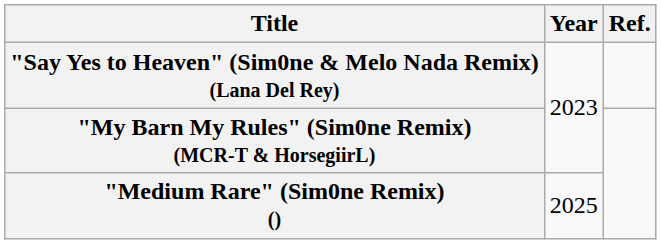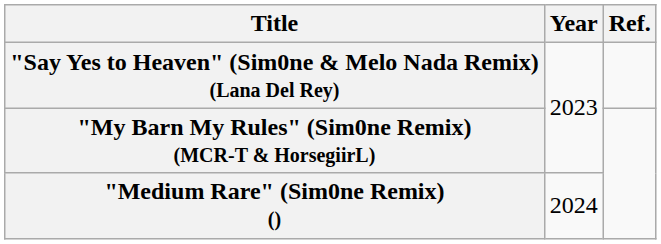(574, 205) 2025 -> (574, 205) 2024
